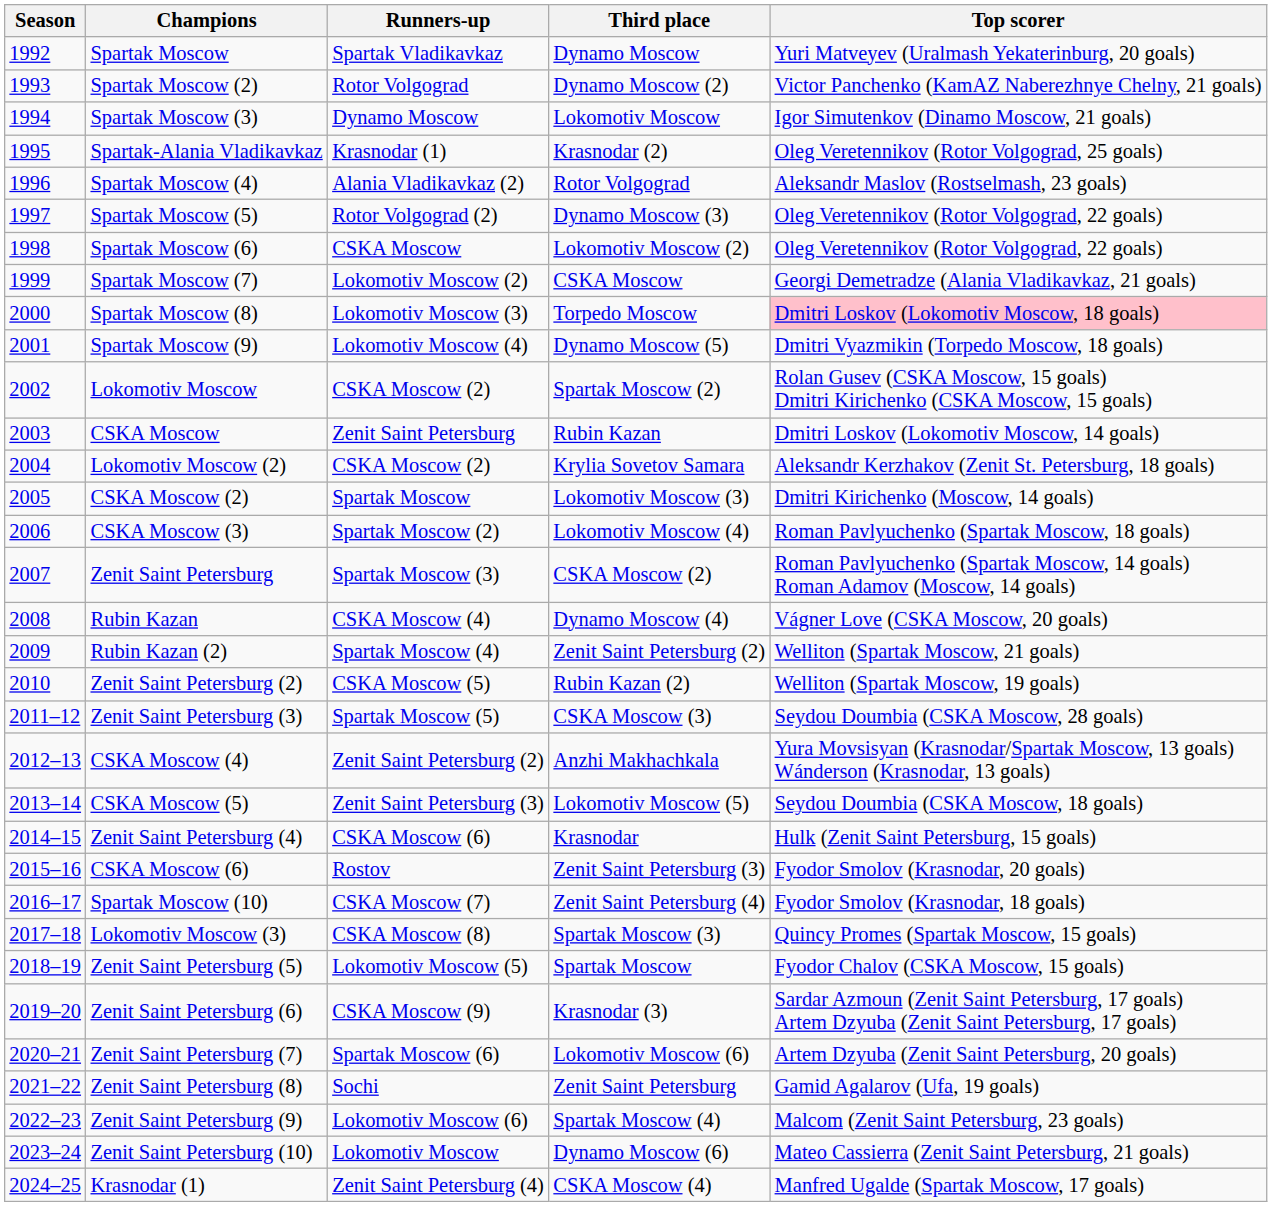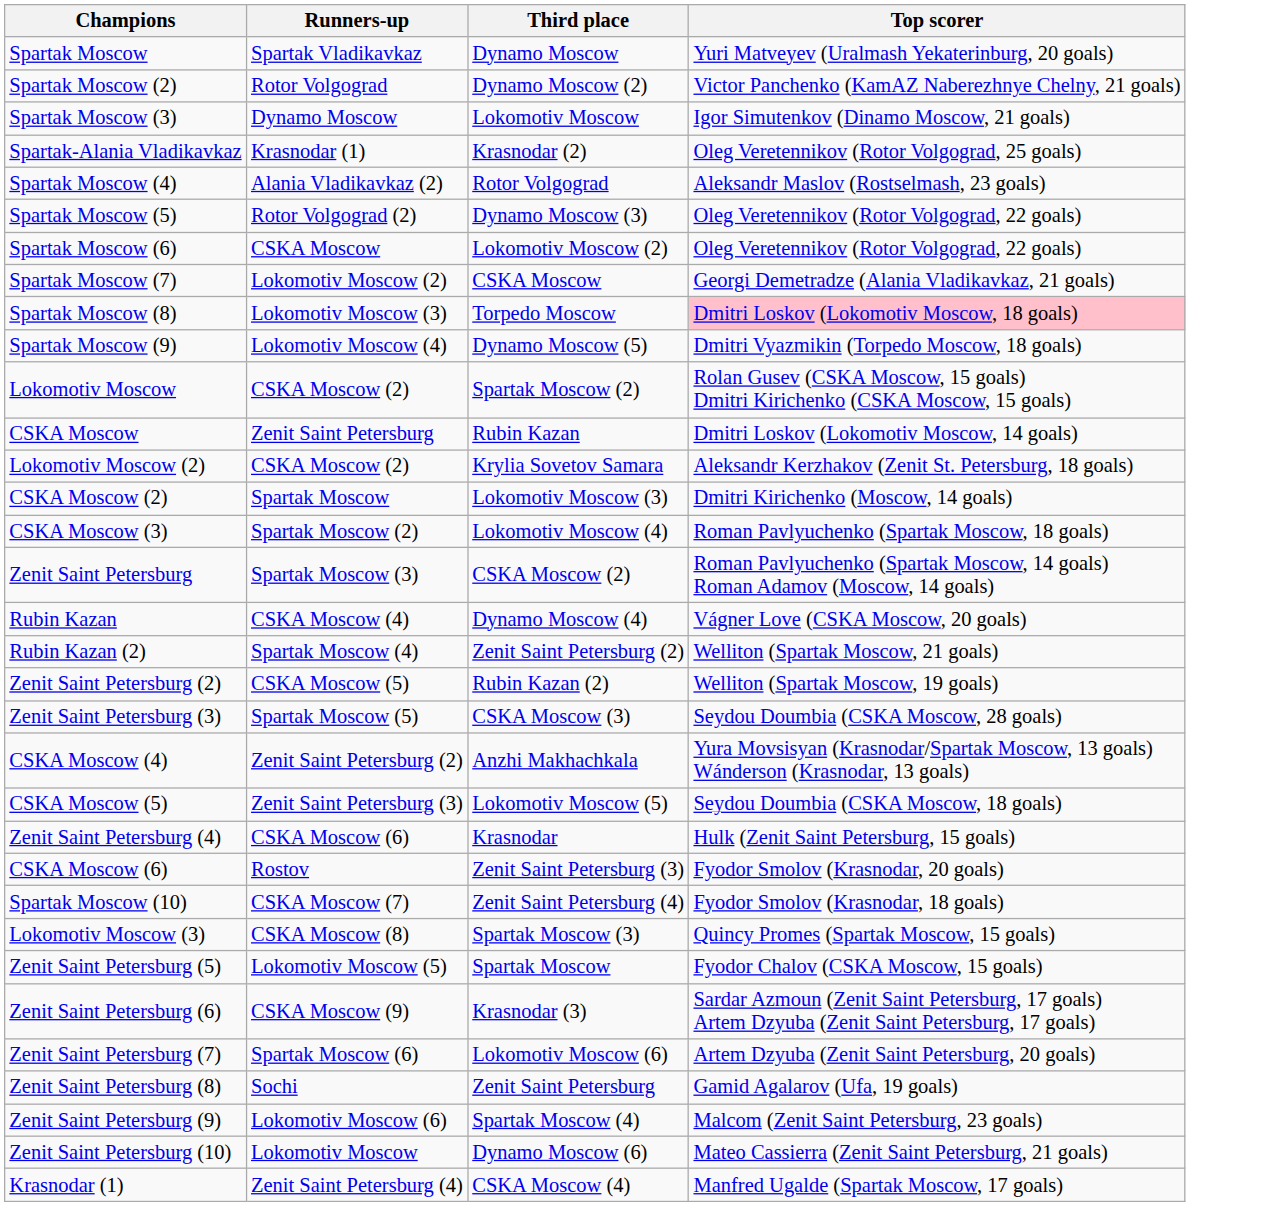- column: (45, 20)
